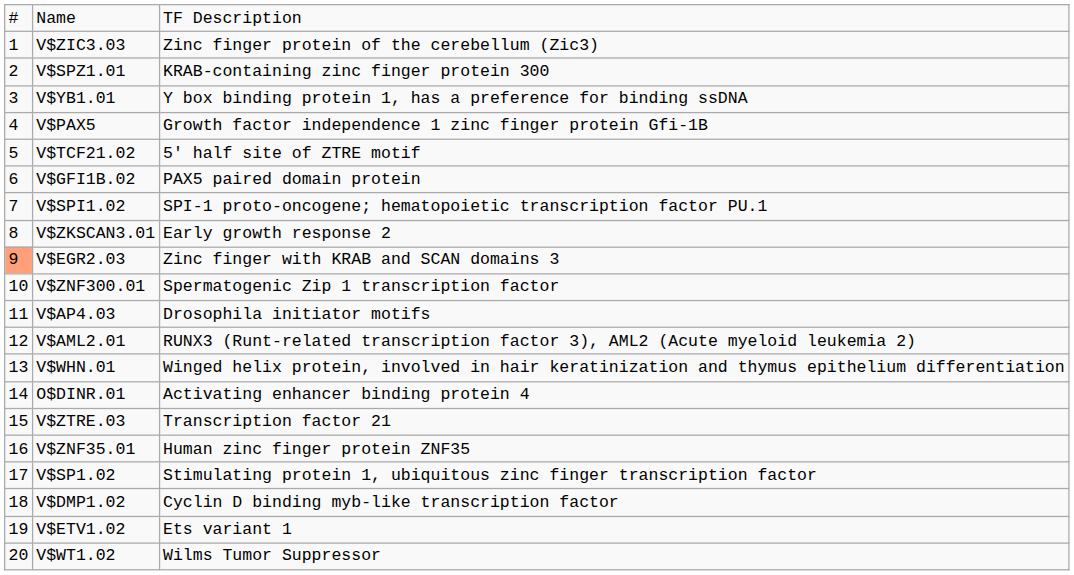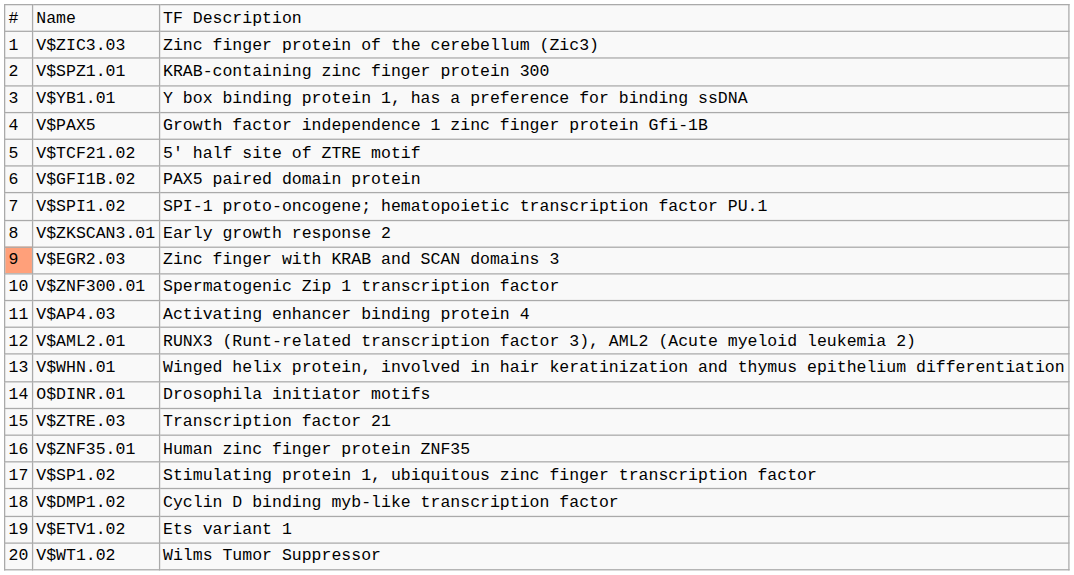(297, 314) Drosophila initiator motifs -> (346, 314) Activating enhancer binding protein 4
(346, 395) Activating enhancer binding protein 4 -> (297, 395) Drosophila initiator motifs
